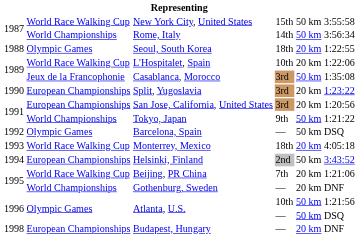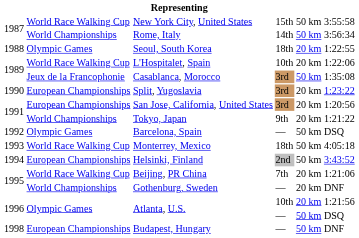(309, 118) 50 km -> (309, 118) 20 km
(309, 146) 20 km -> (309, 146) 50 km
(309, 201) 50 km -> (309, 201) 20 km
(309, 229) 20 km -> (309, 229) 50 km
